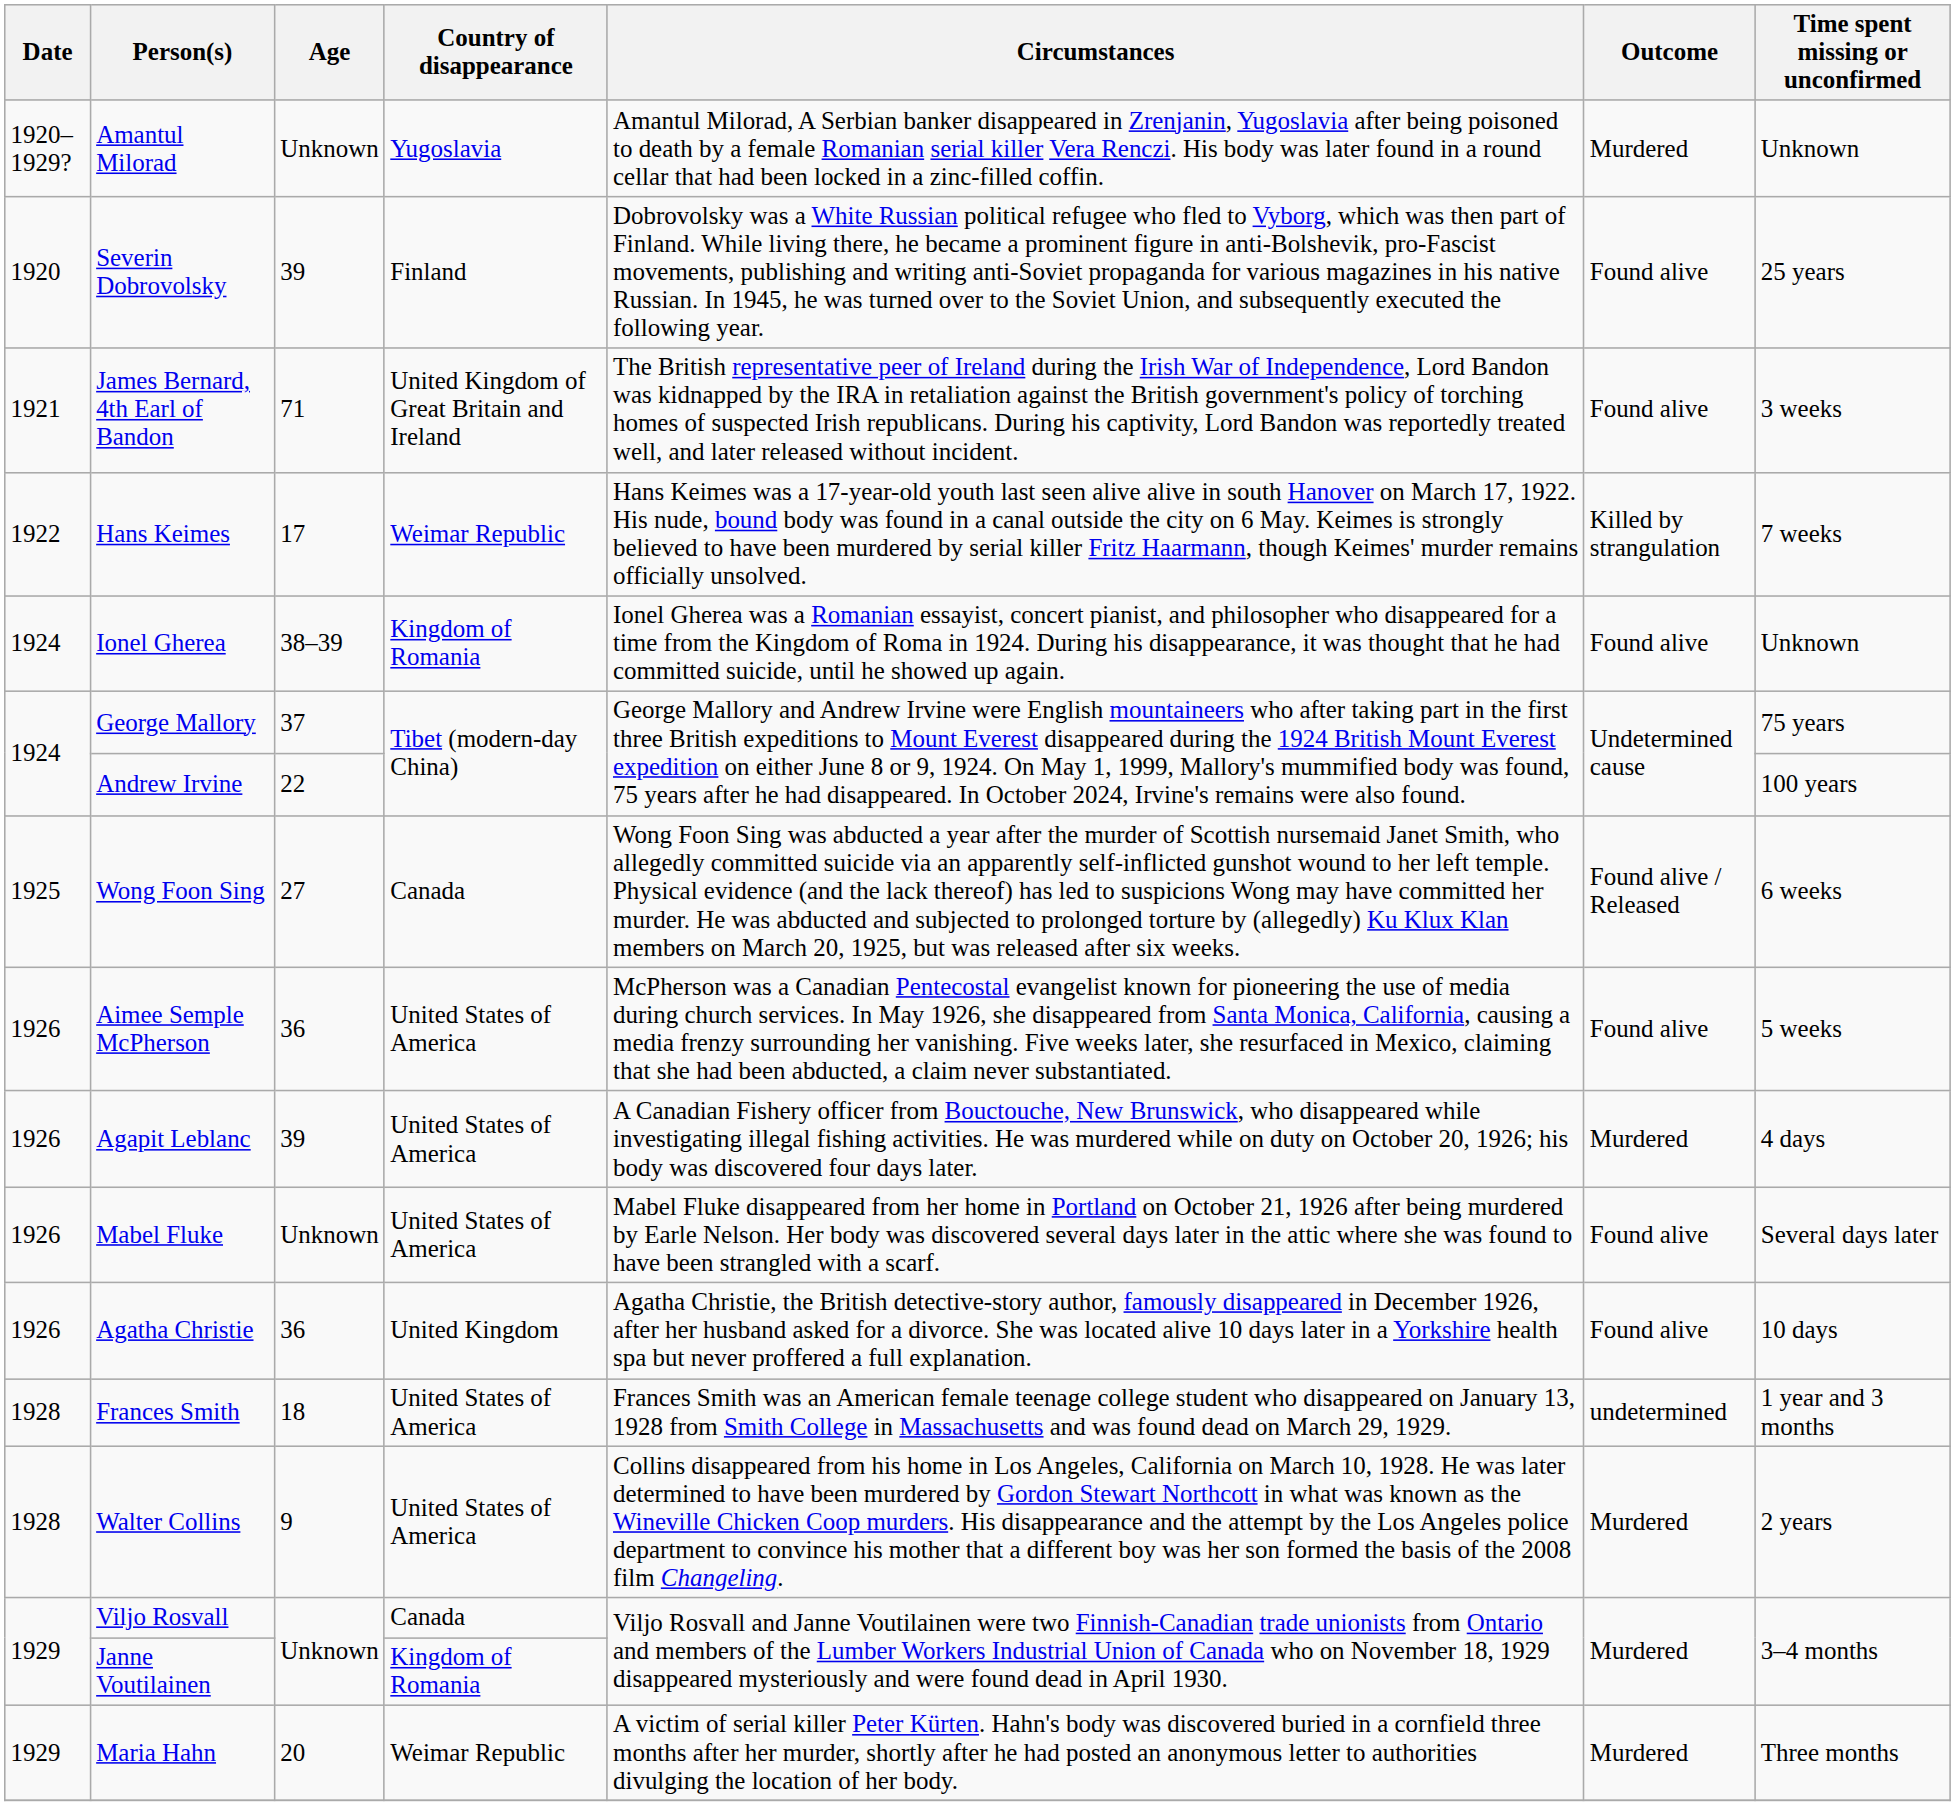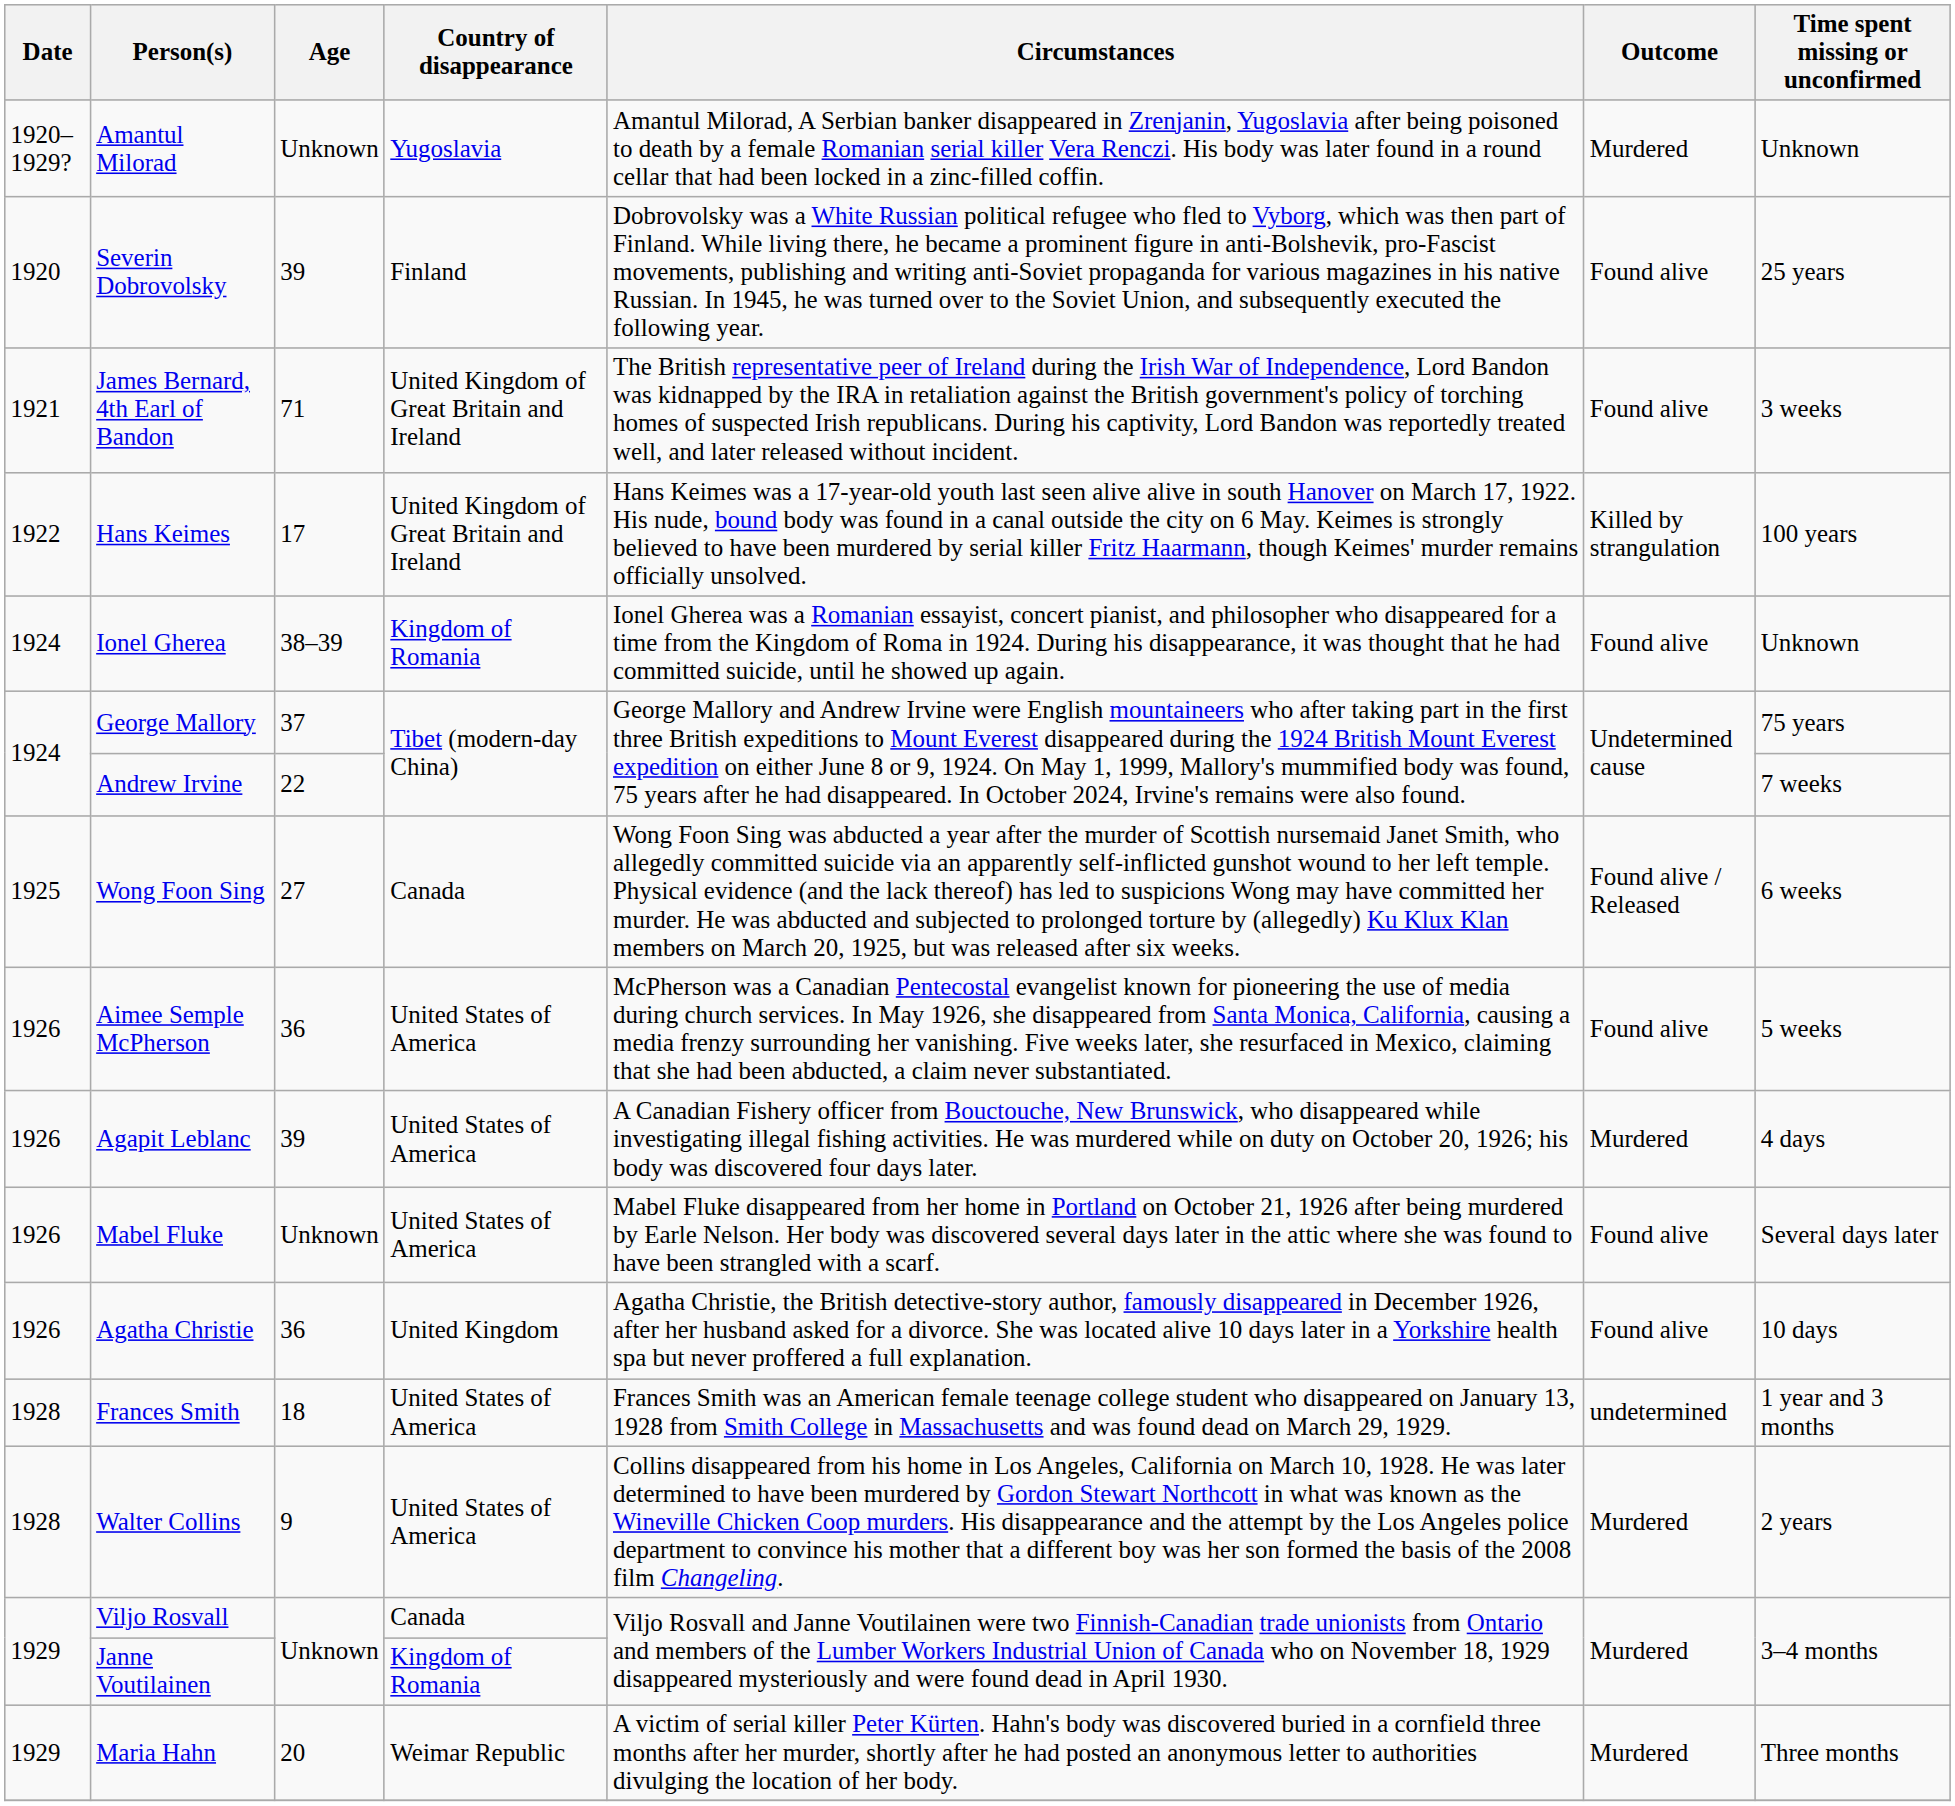(478, 533) Weimar Republic -> (488, 533) United Kingdom of Great Britain and Ireland
(1801, 533) 7 weeks -> (1809, 533) 100 years
(1809, 784) 100 years -> (1801, 784) 7 weeks
